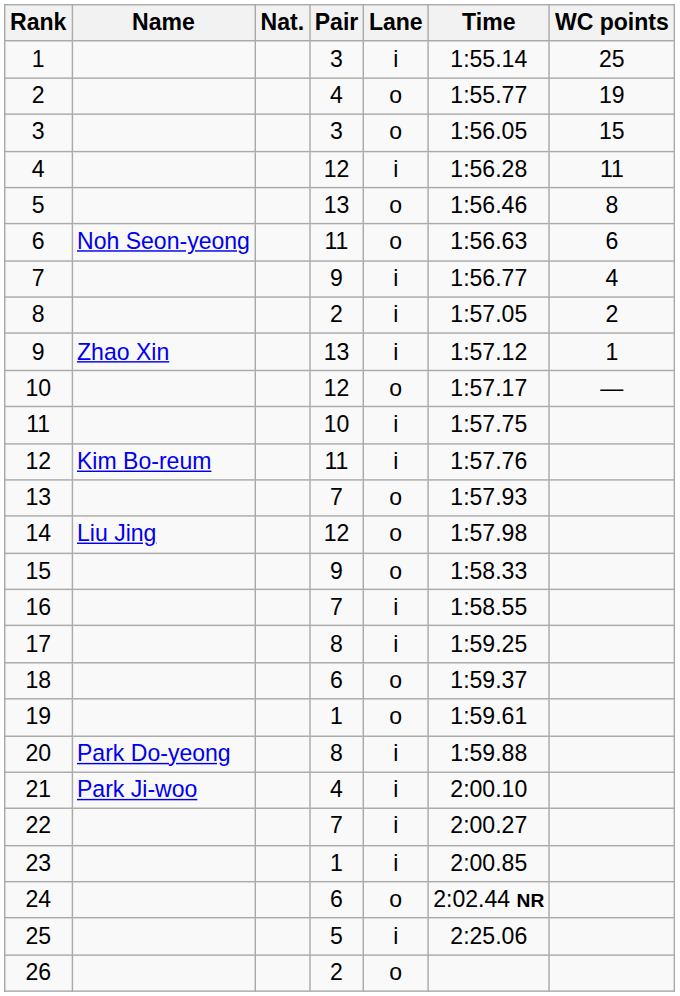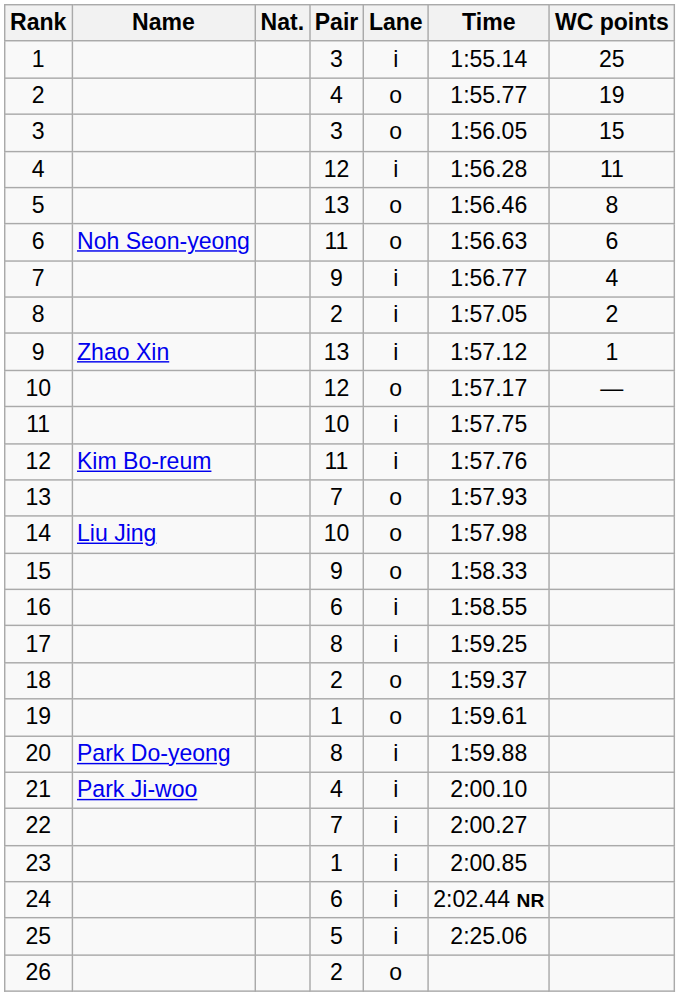(336, 534) 12 -> (336, 534) 10
(336, 607) 7 -> (336, 607) 6
(336, 680) 6 -> (336, 680) 2
(396, 899) o -> (396, 899) i
